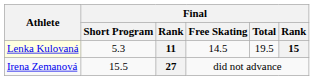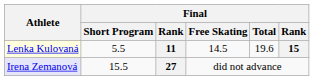(118, 49) 5.3 -> (118, 49) 5.5
(264, 49) 19.5 -> (264, 49) 19.6
(42, 67) no background -> (42, 67) lavender background
